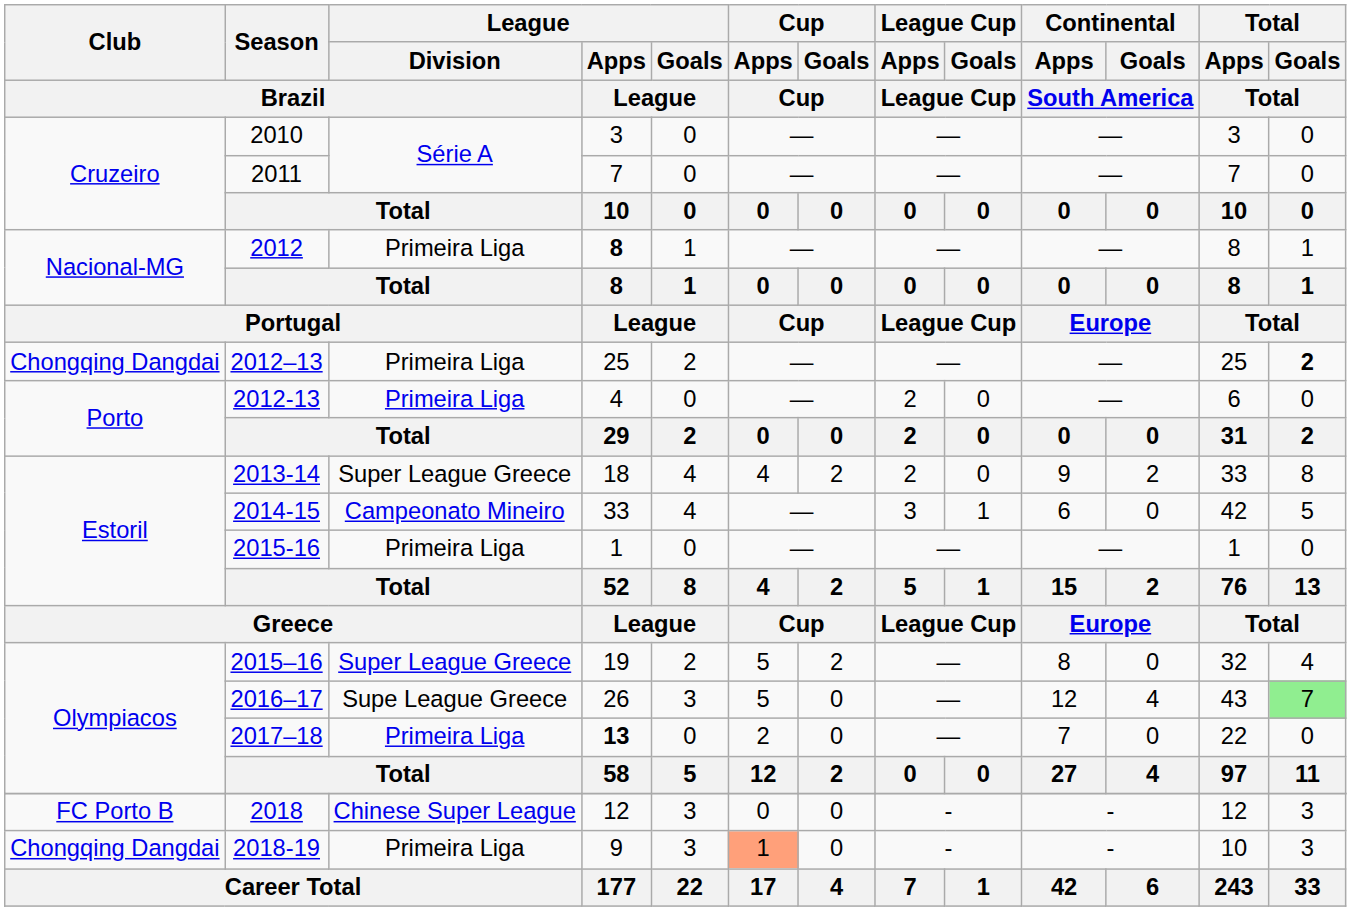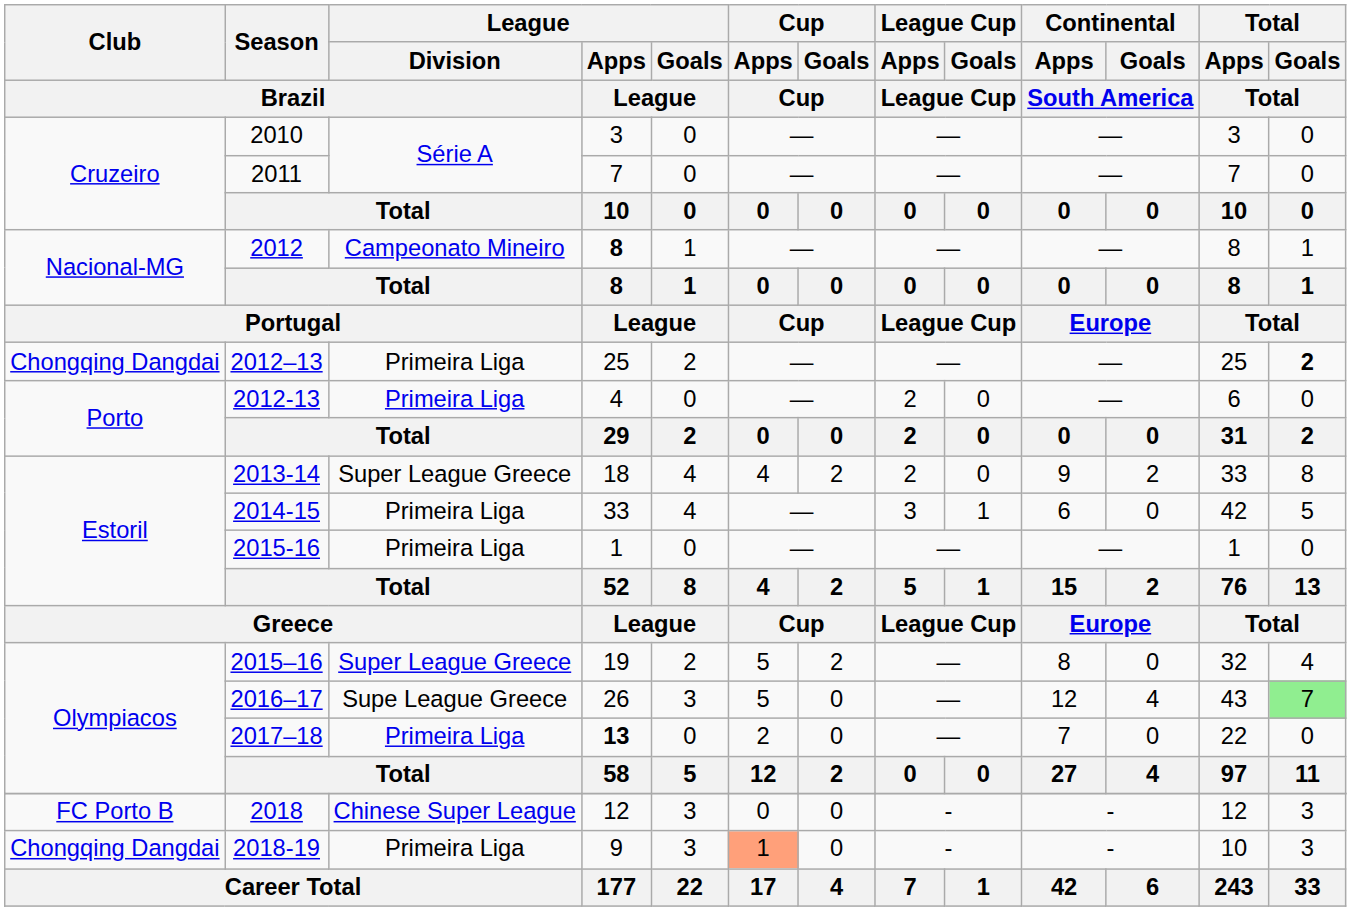(455, 248) Primeira Liga -> (455, 248) Campeonato Mineiro
(455, 511) Campeonato Mineiro -> (455, 511) Primeira Liga
